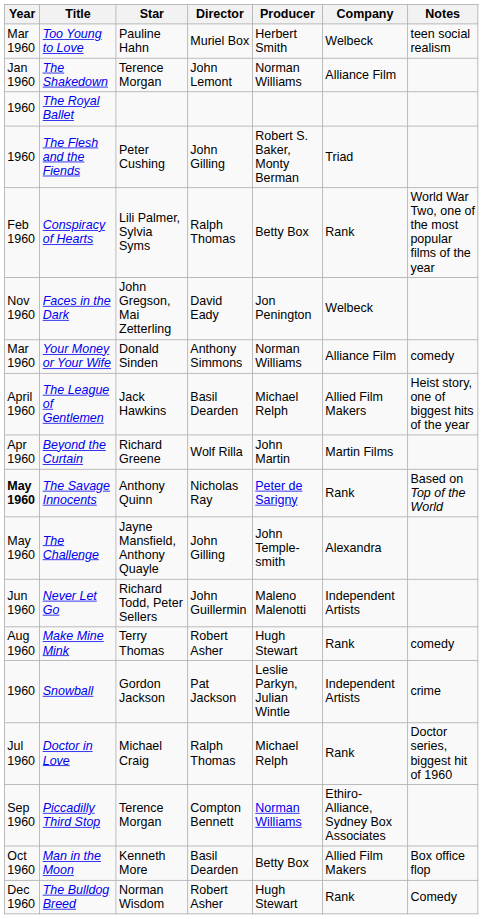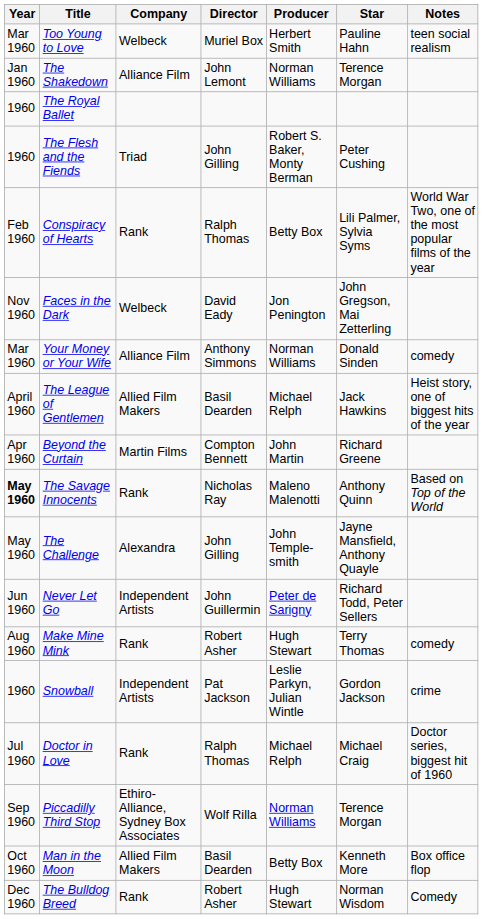columns swapped: (365, 14) <-> (152, 14)
(217, 452) Wolf Rilla -> (229, 452) Compton Bennett
(279, 493) Peter de Sarigny -> (294, 493) Maleno Malenotti
(281, 602) Maleno Malenotti -> (293, 602) Peter de Sarigny
(216, 815) Compton Bennett -> (230, 815) Wolf Rilla
